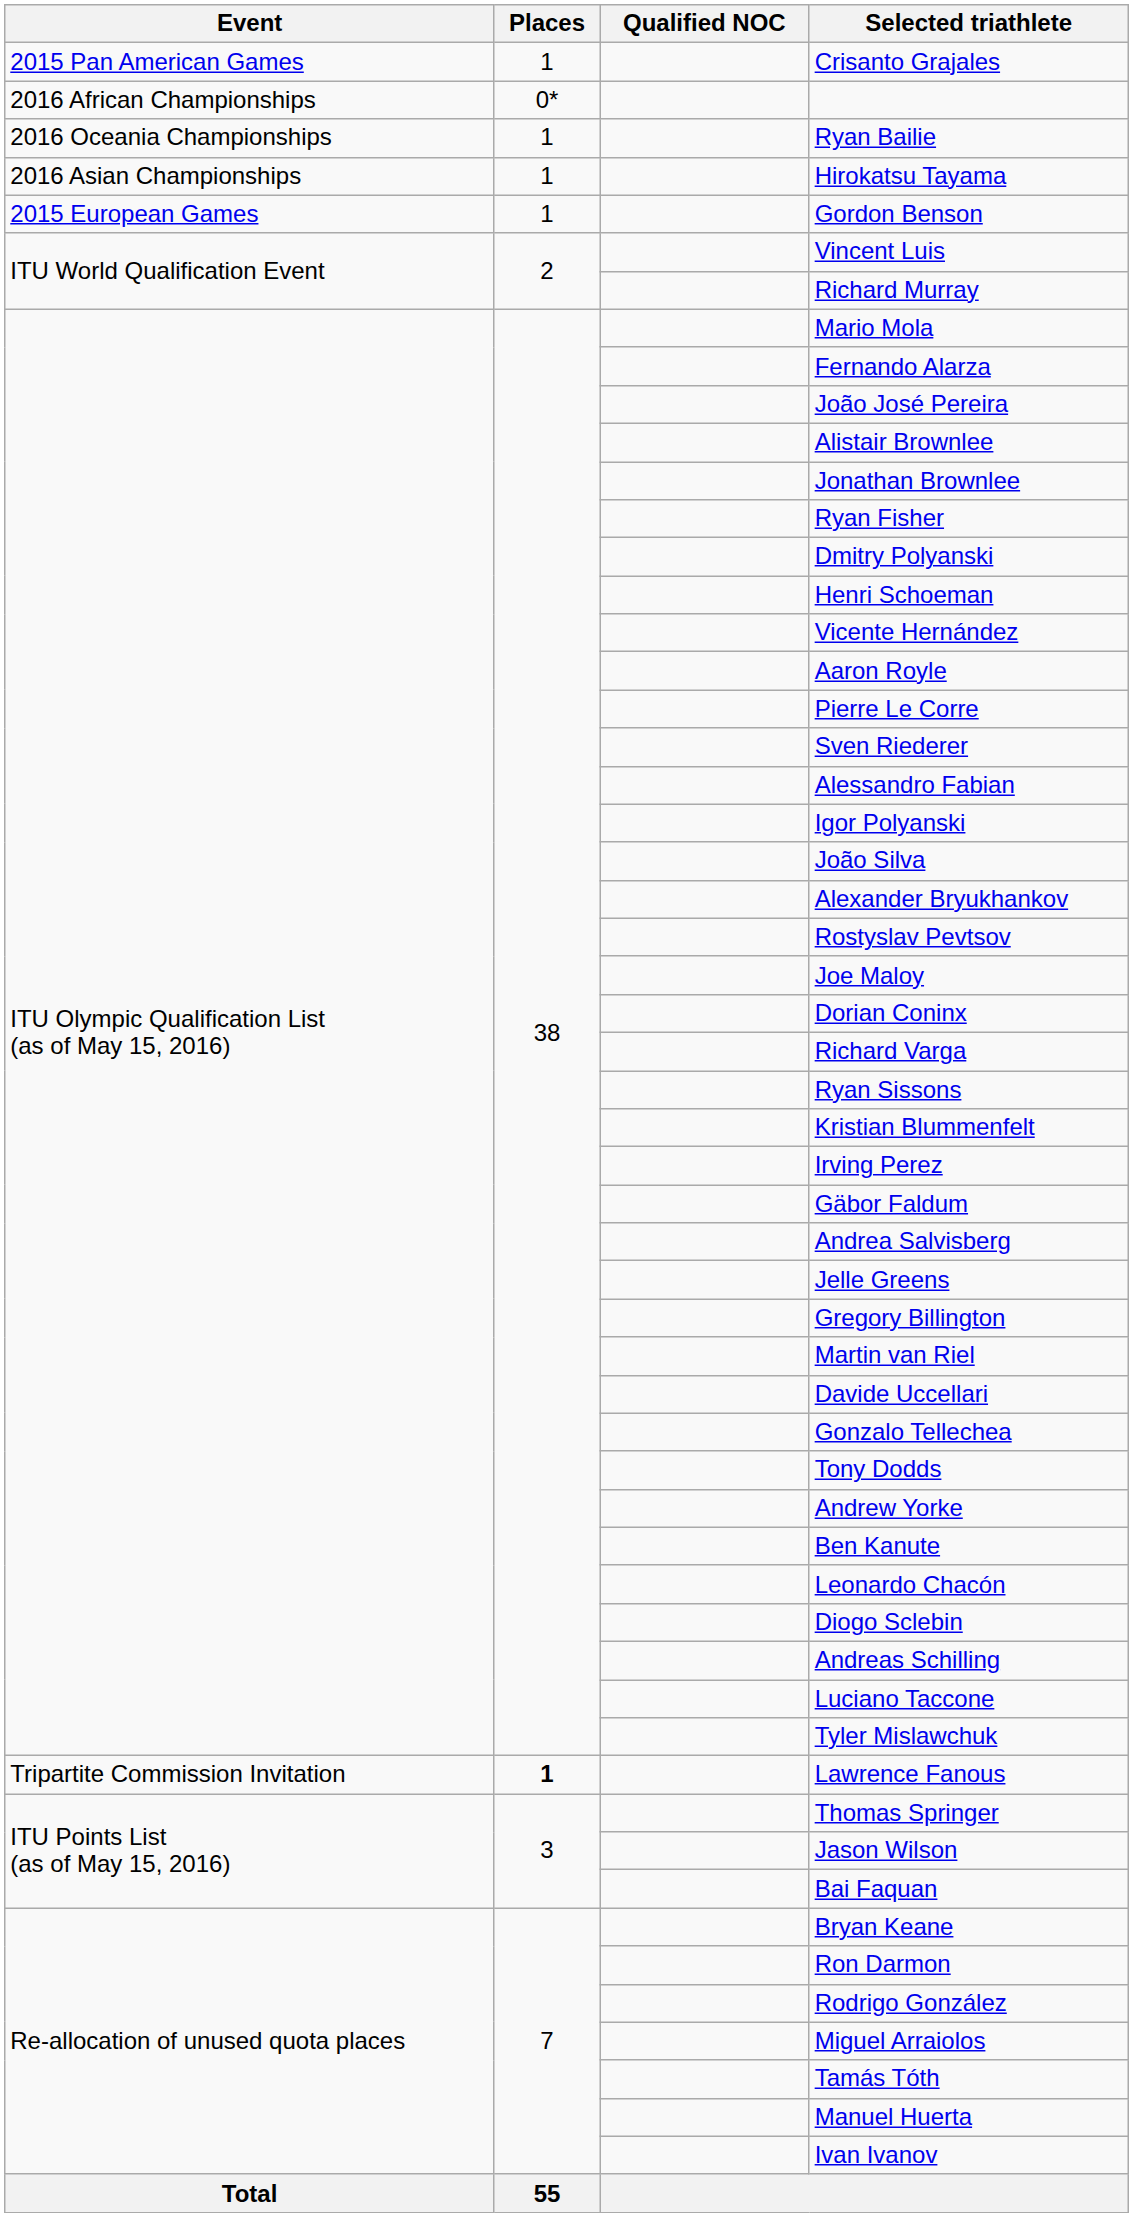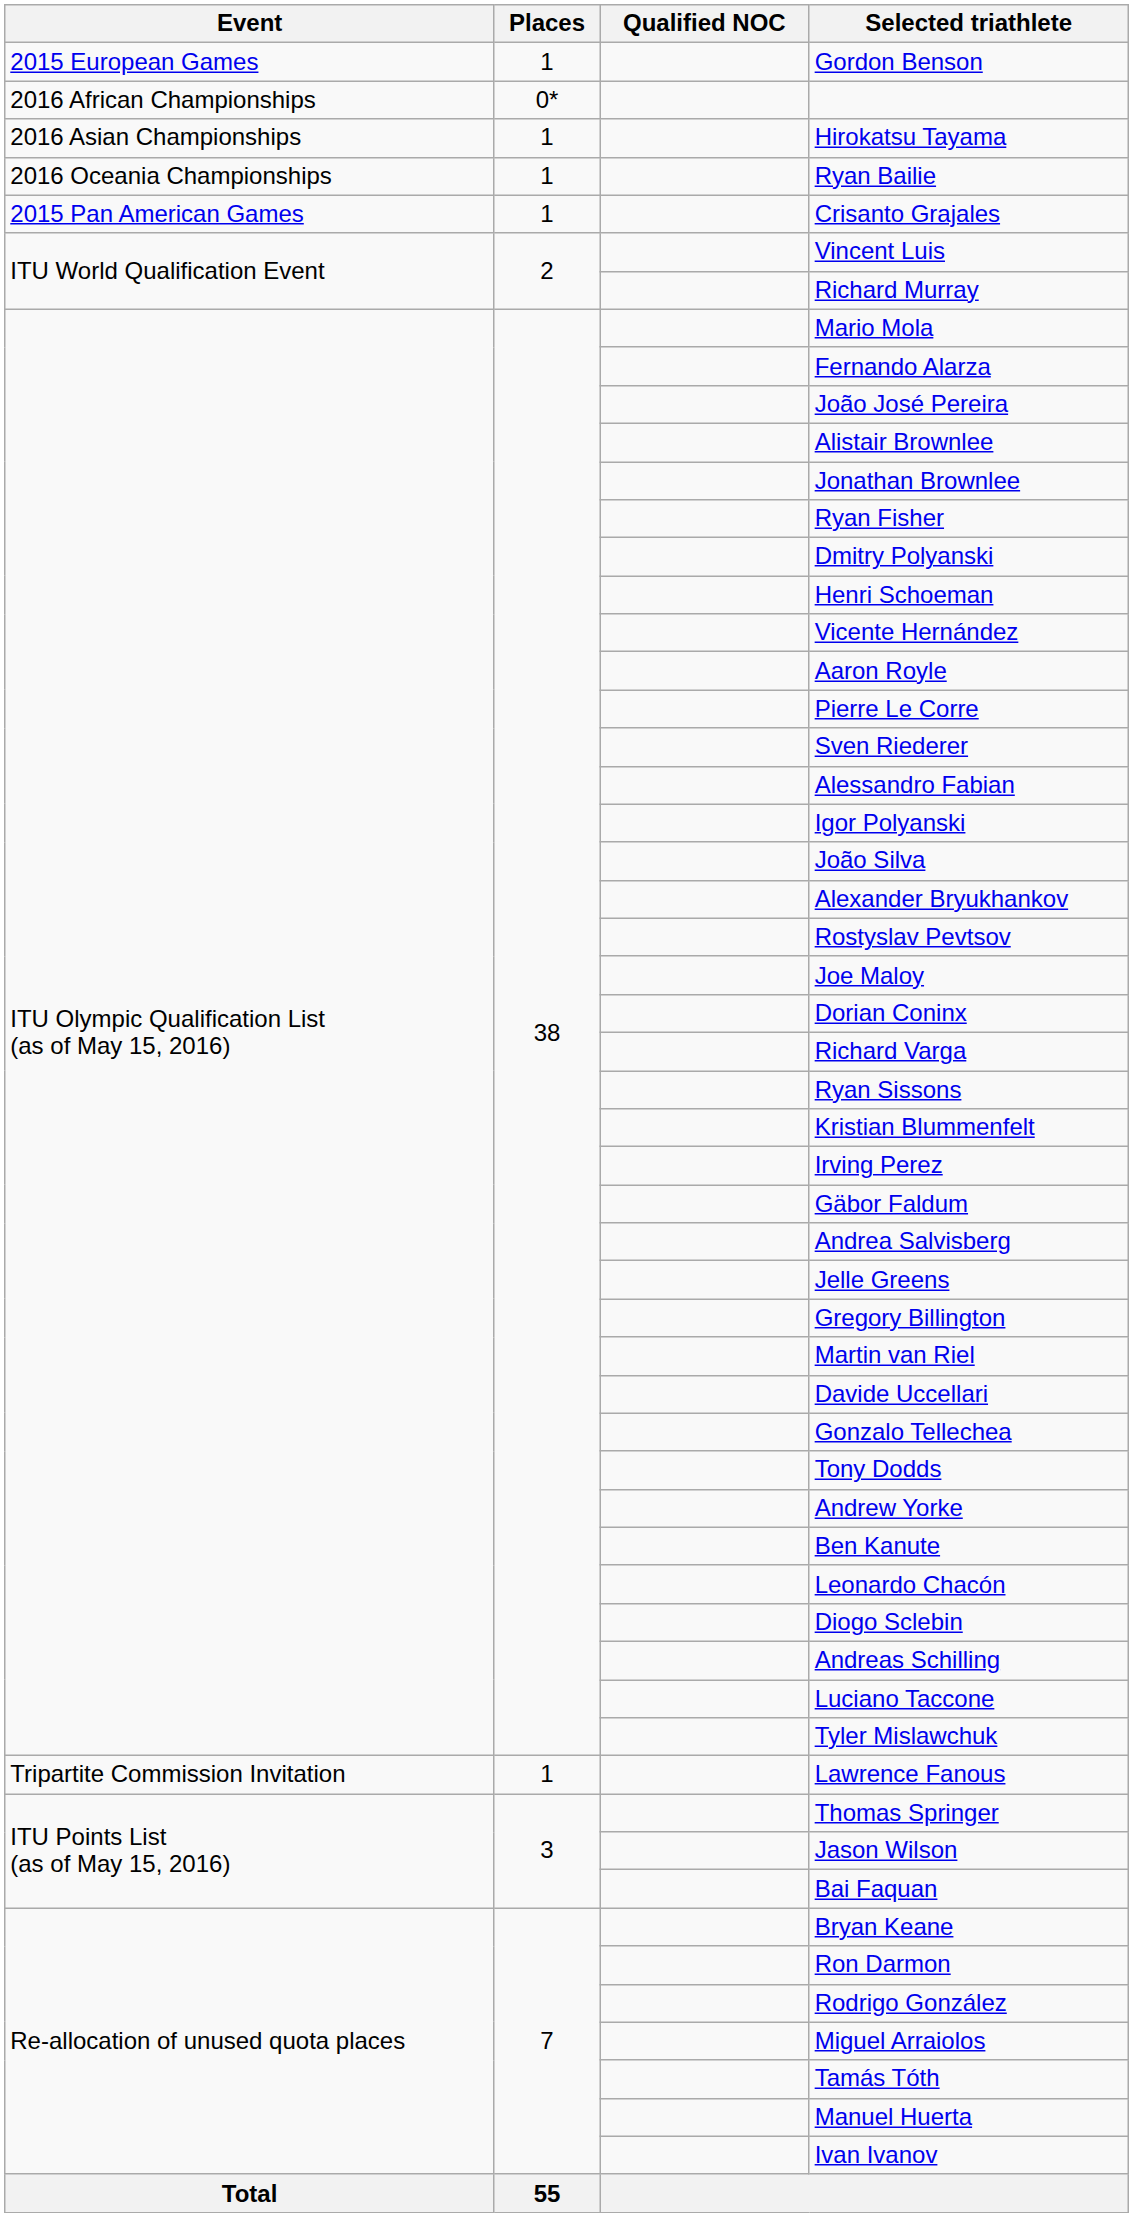rows swapped: (134, 213) <-> (157, 61)
rows swapped: (156, 175) <-> (171, 137)
(547, 1774) bold -> (547, 1774) normal
